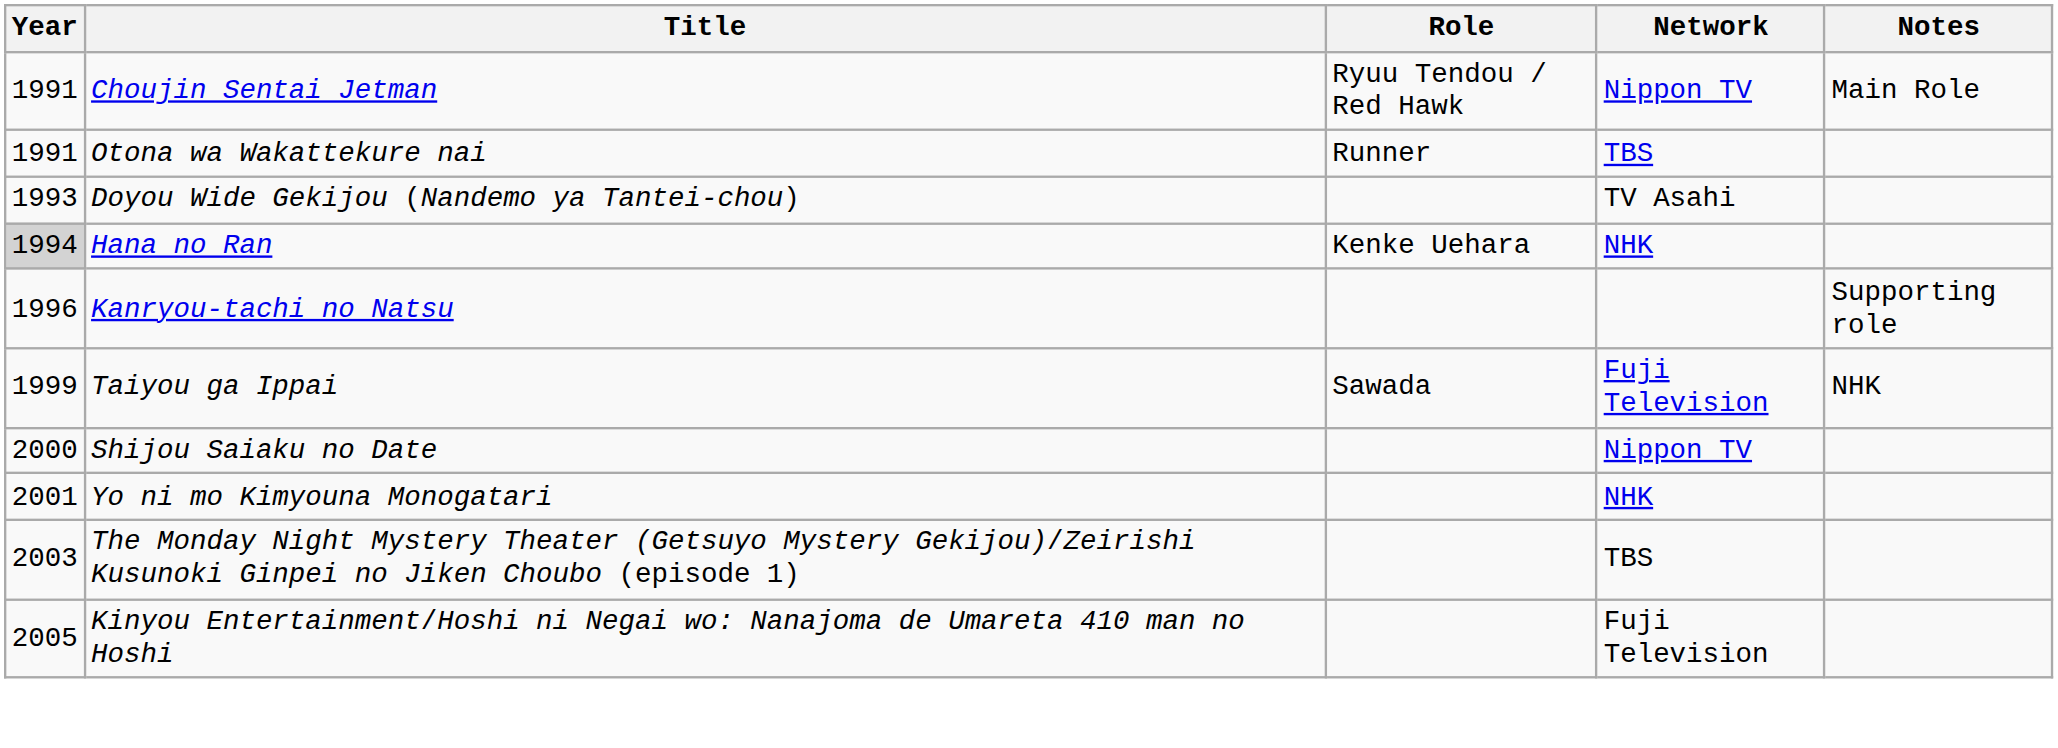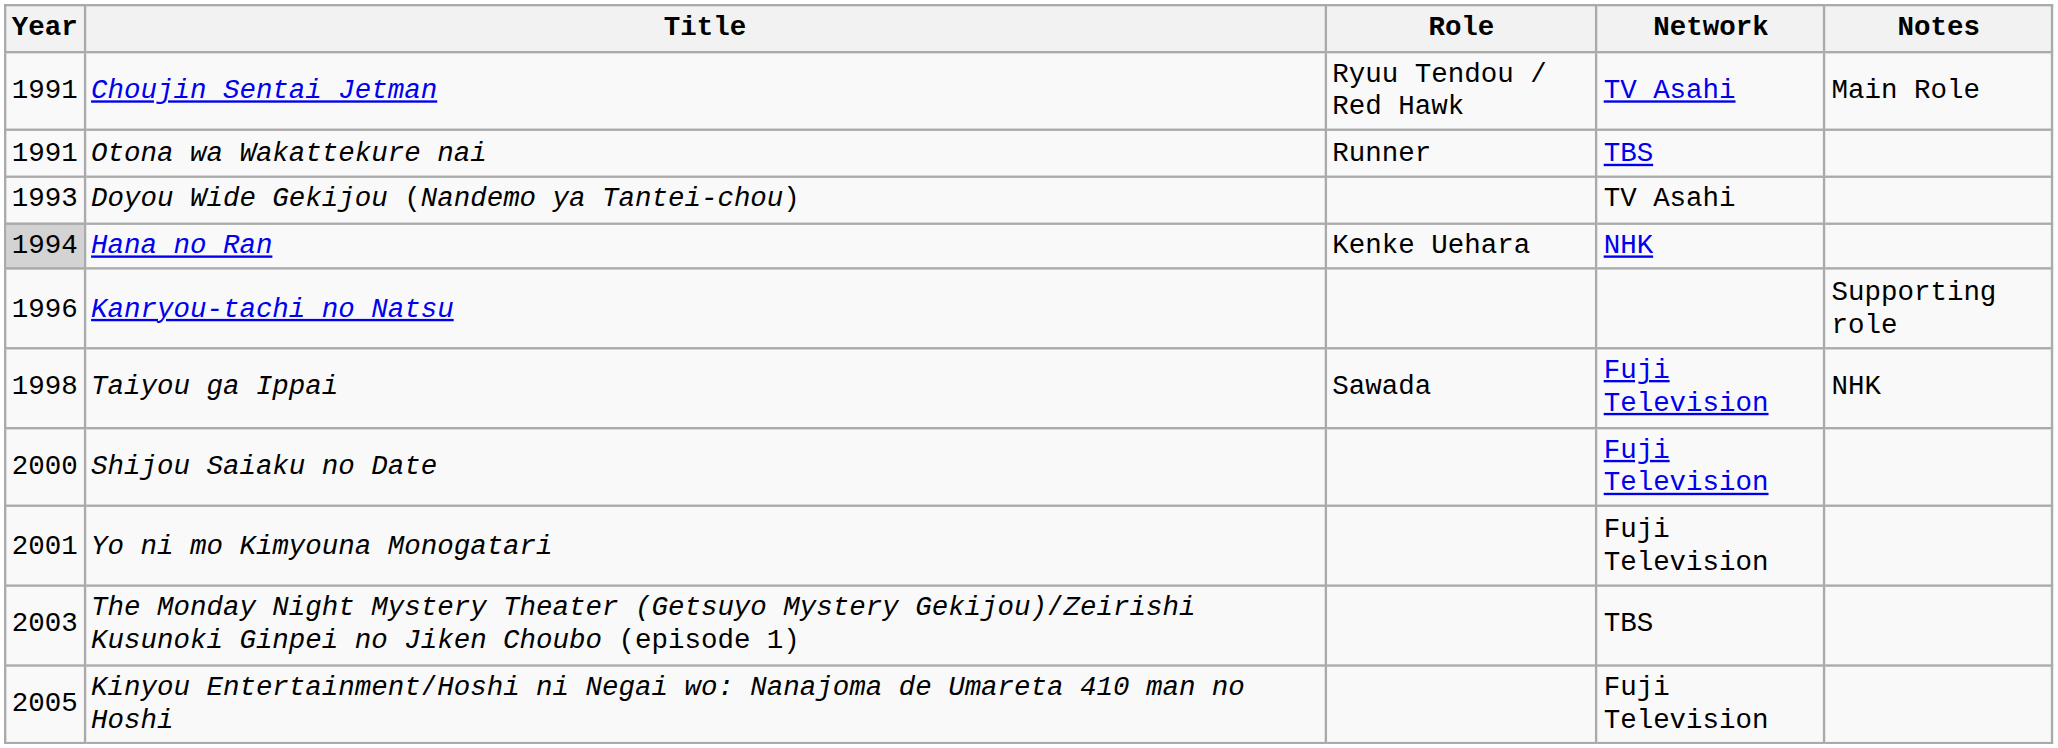(1678, 91) Nippon TV -> (1670, 91) TV Asahi
(45, 387) 1999 -> (45, 387) 1998
(1678, 450) Nippon TV -> (1686, 466) Fuji Television
(1628, 496) NHK -> (1686, 546) Fuji Television
